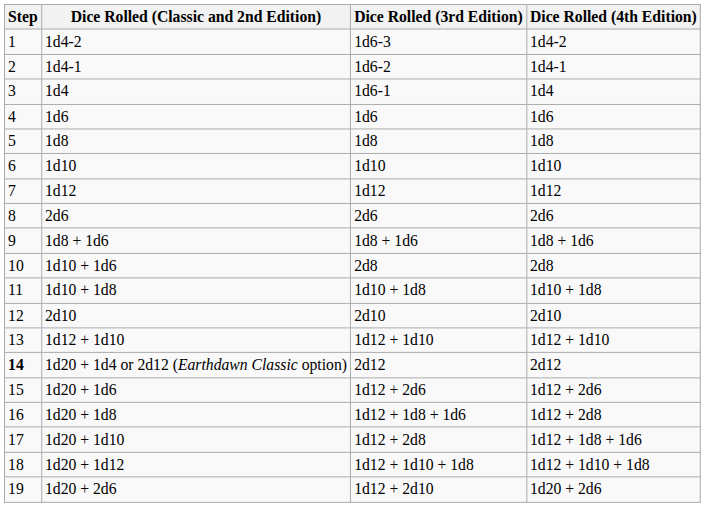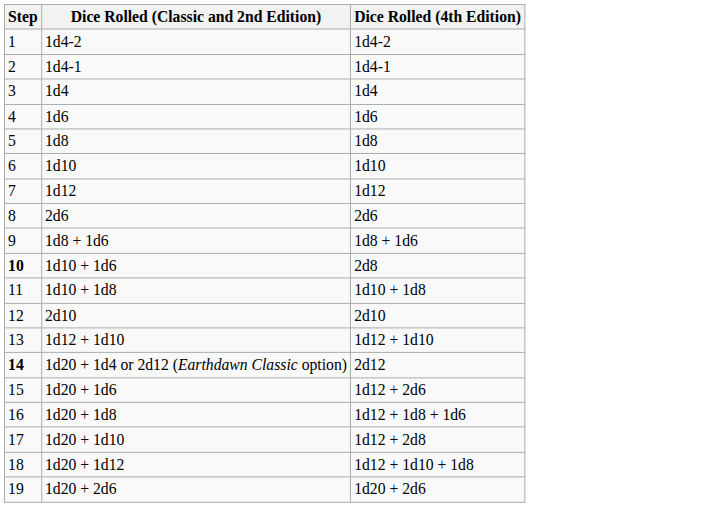- column: (438, 16)
(16, 265) normal -> (16, 265) bold
(566, 414) 1d12 + 2d8 -> (410, 414) 1d12 + 1d8 + 1d6
(586, 439) 1d12 + 1d8 + 1d6 -> (390, 439) 1d12 + 2d8
